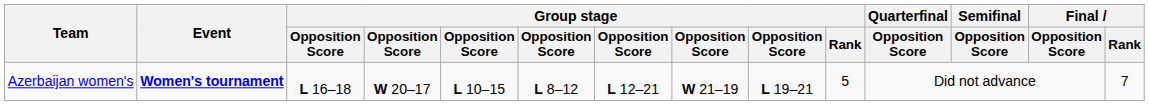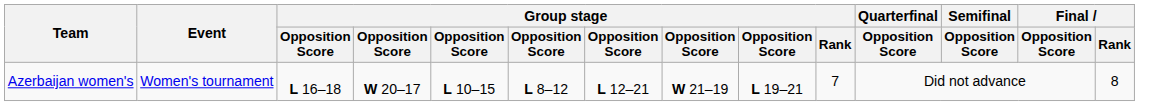(212, 82) bold -> (207, 82) normal
(845, 82) 5 -> (835, 82) 7
(1125, 82) 7 -> (1115, 82) 8
